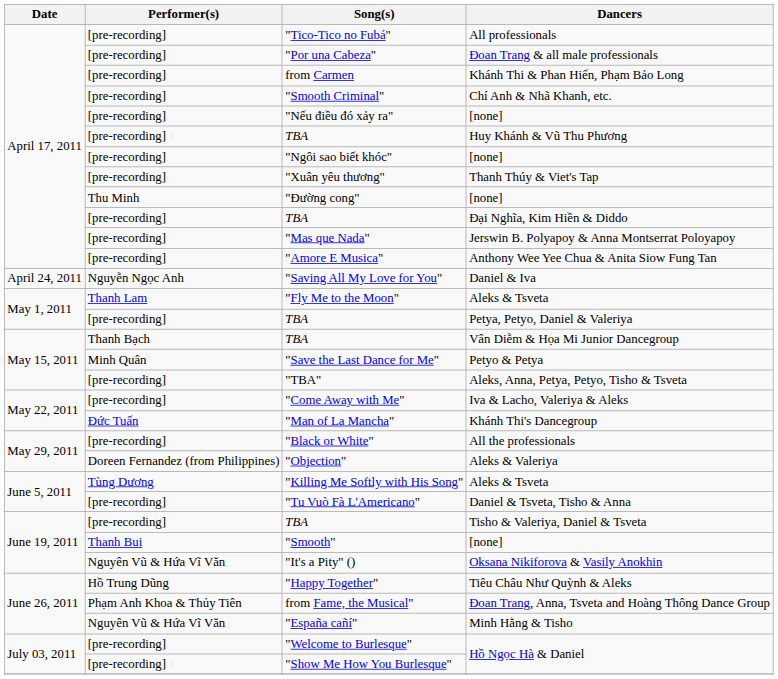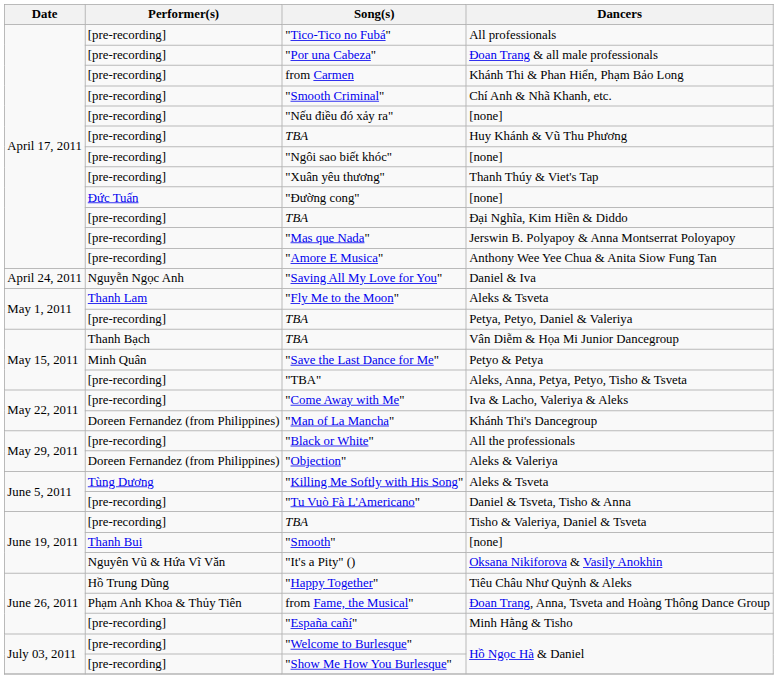(114, 197) Thu Minh -> (113, 197) Đức Tuấn
(113, 420) Đức Tuấn -> (184, 420) Doreen Fernandez (from Philippines)
(157, 623) Nguyên Vũ & Hứa Vĩ Văn -> (127, 623) [pre-recording]
